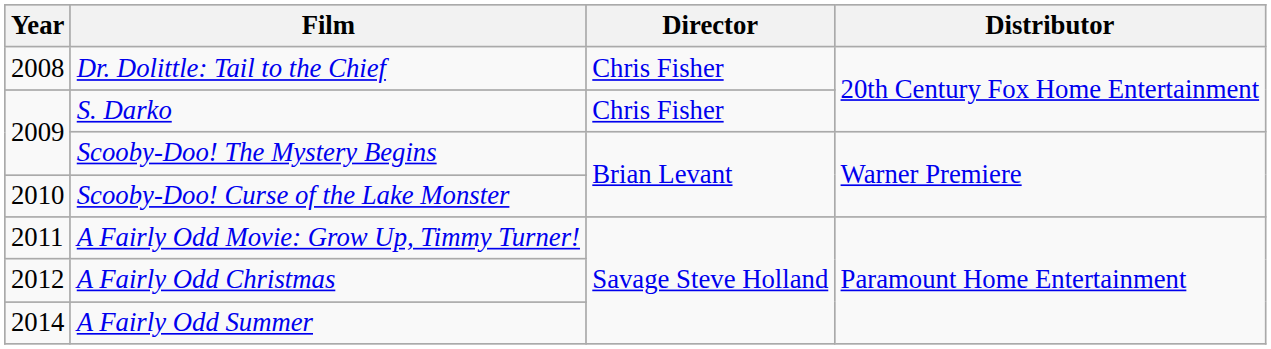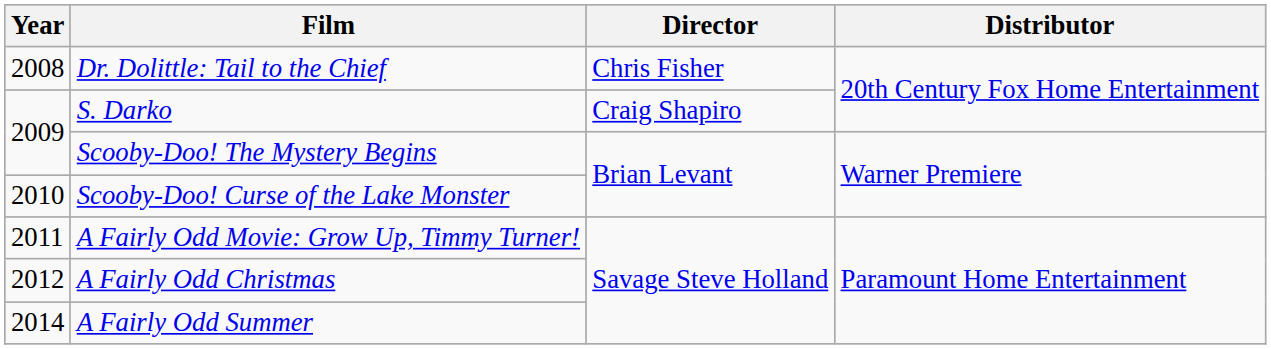(658, 110) Chris Fisher -> (667, 110) Craig Shapiro
